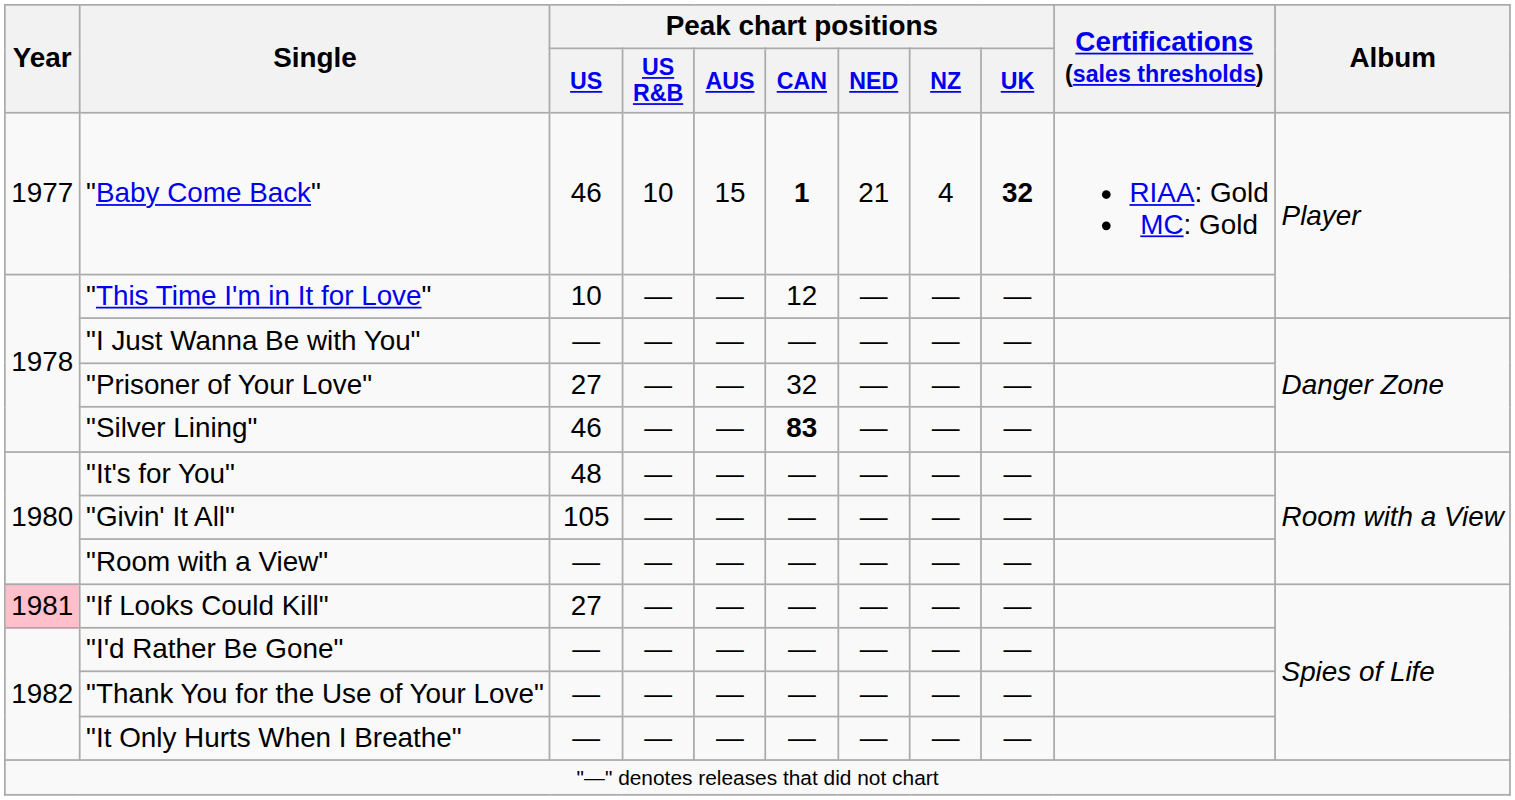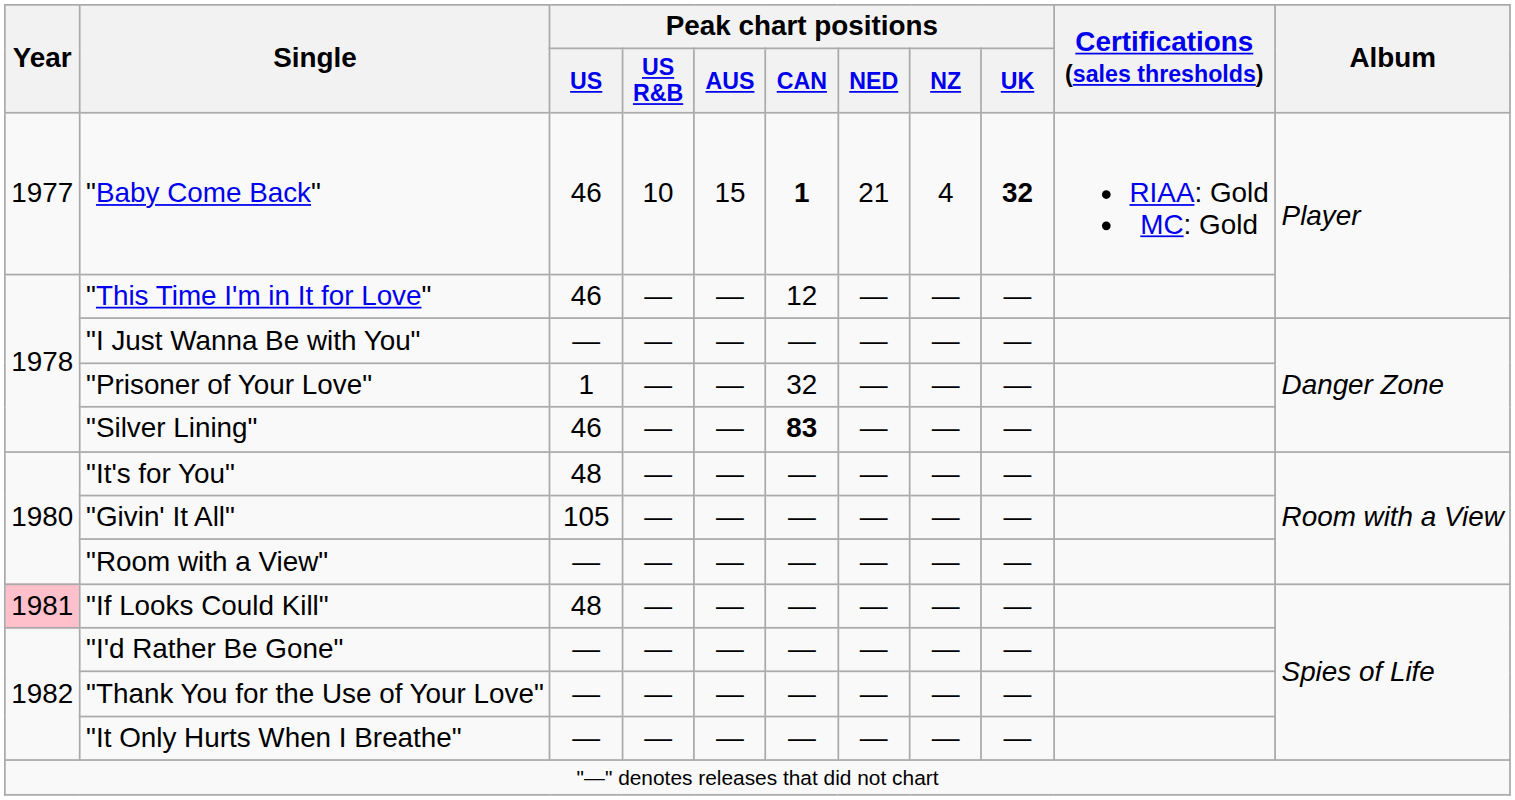(586, 296) 10 -> (586, 296) 46
(586, 384) 27 -> (586, 384) 1
(586, 605) 27 -> (586, 605) 48
